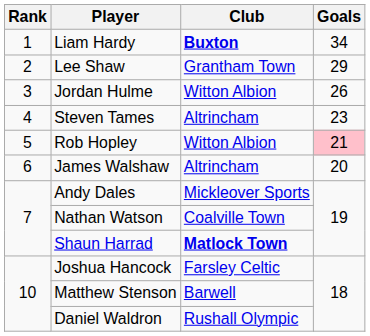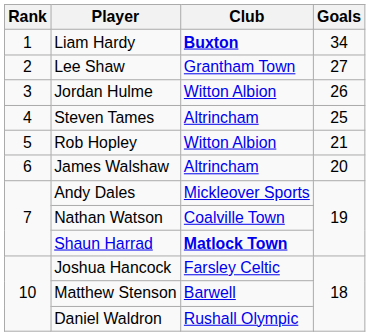(339, 67) 29 -> (339, 67) 27
(339, 117) 23 -> (339, 117) 25
(339, 142) pink background -> (339, 142) no background
